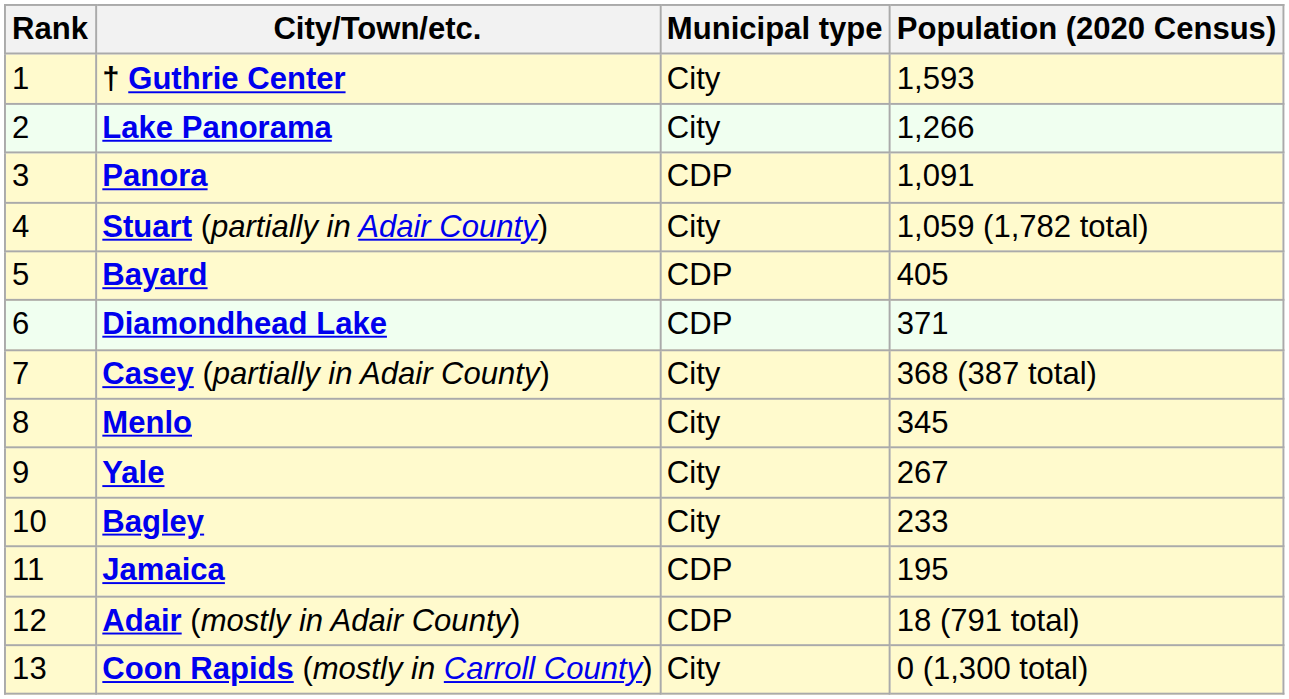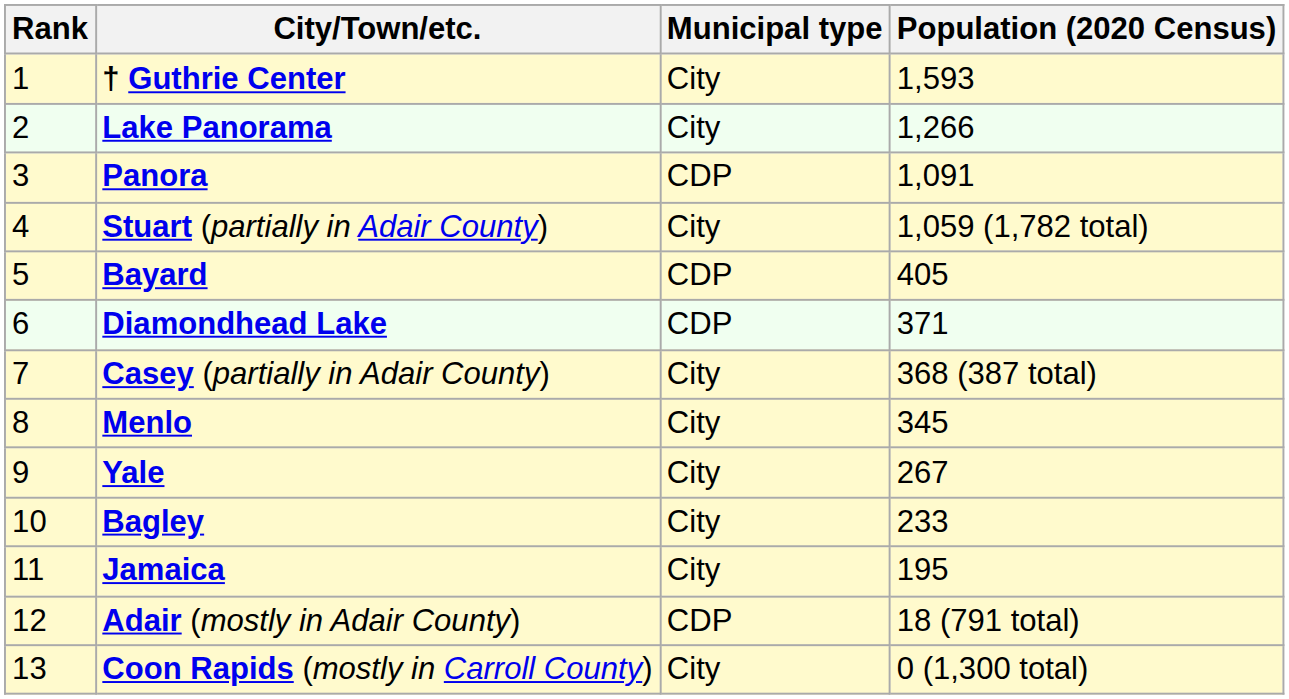(700, 570) CDP -> (694, 570) City
